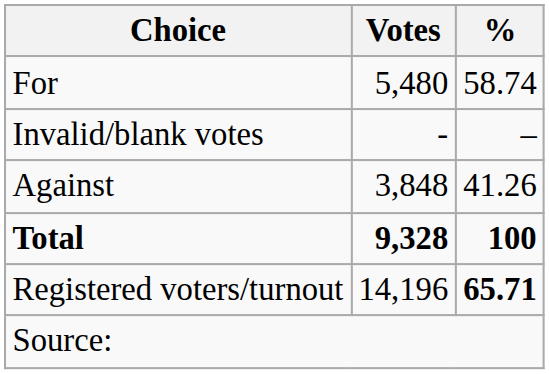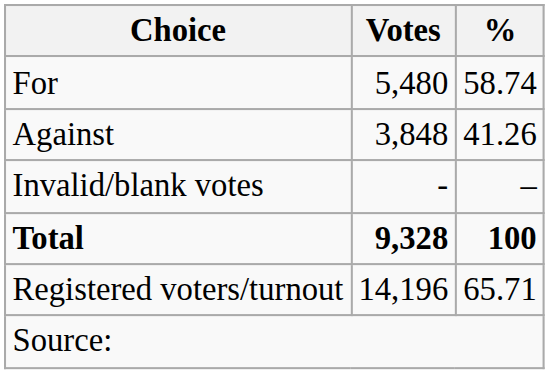rows swapped: (63, 185) <-> (138, 133)
(500, 289) bold -> (500, 289) normal
